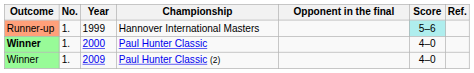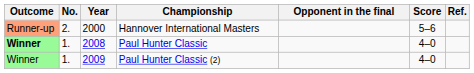(66, 28) 1. -> (66, 28) 2.
(94, 28) 1999 -> (94, 28) 2000
(427, 28) paleturquoise background -> (427, 28) no background
(94, 44) 2000 -> (94, 44) 2008
